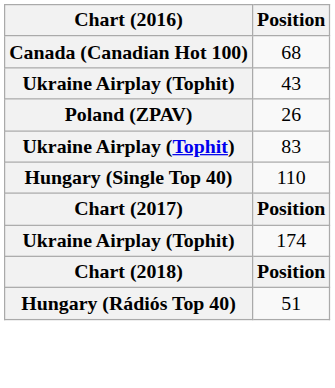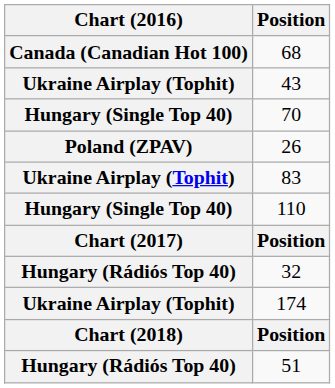+ row: (291, 114)
+ row: (291, 271)
